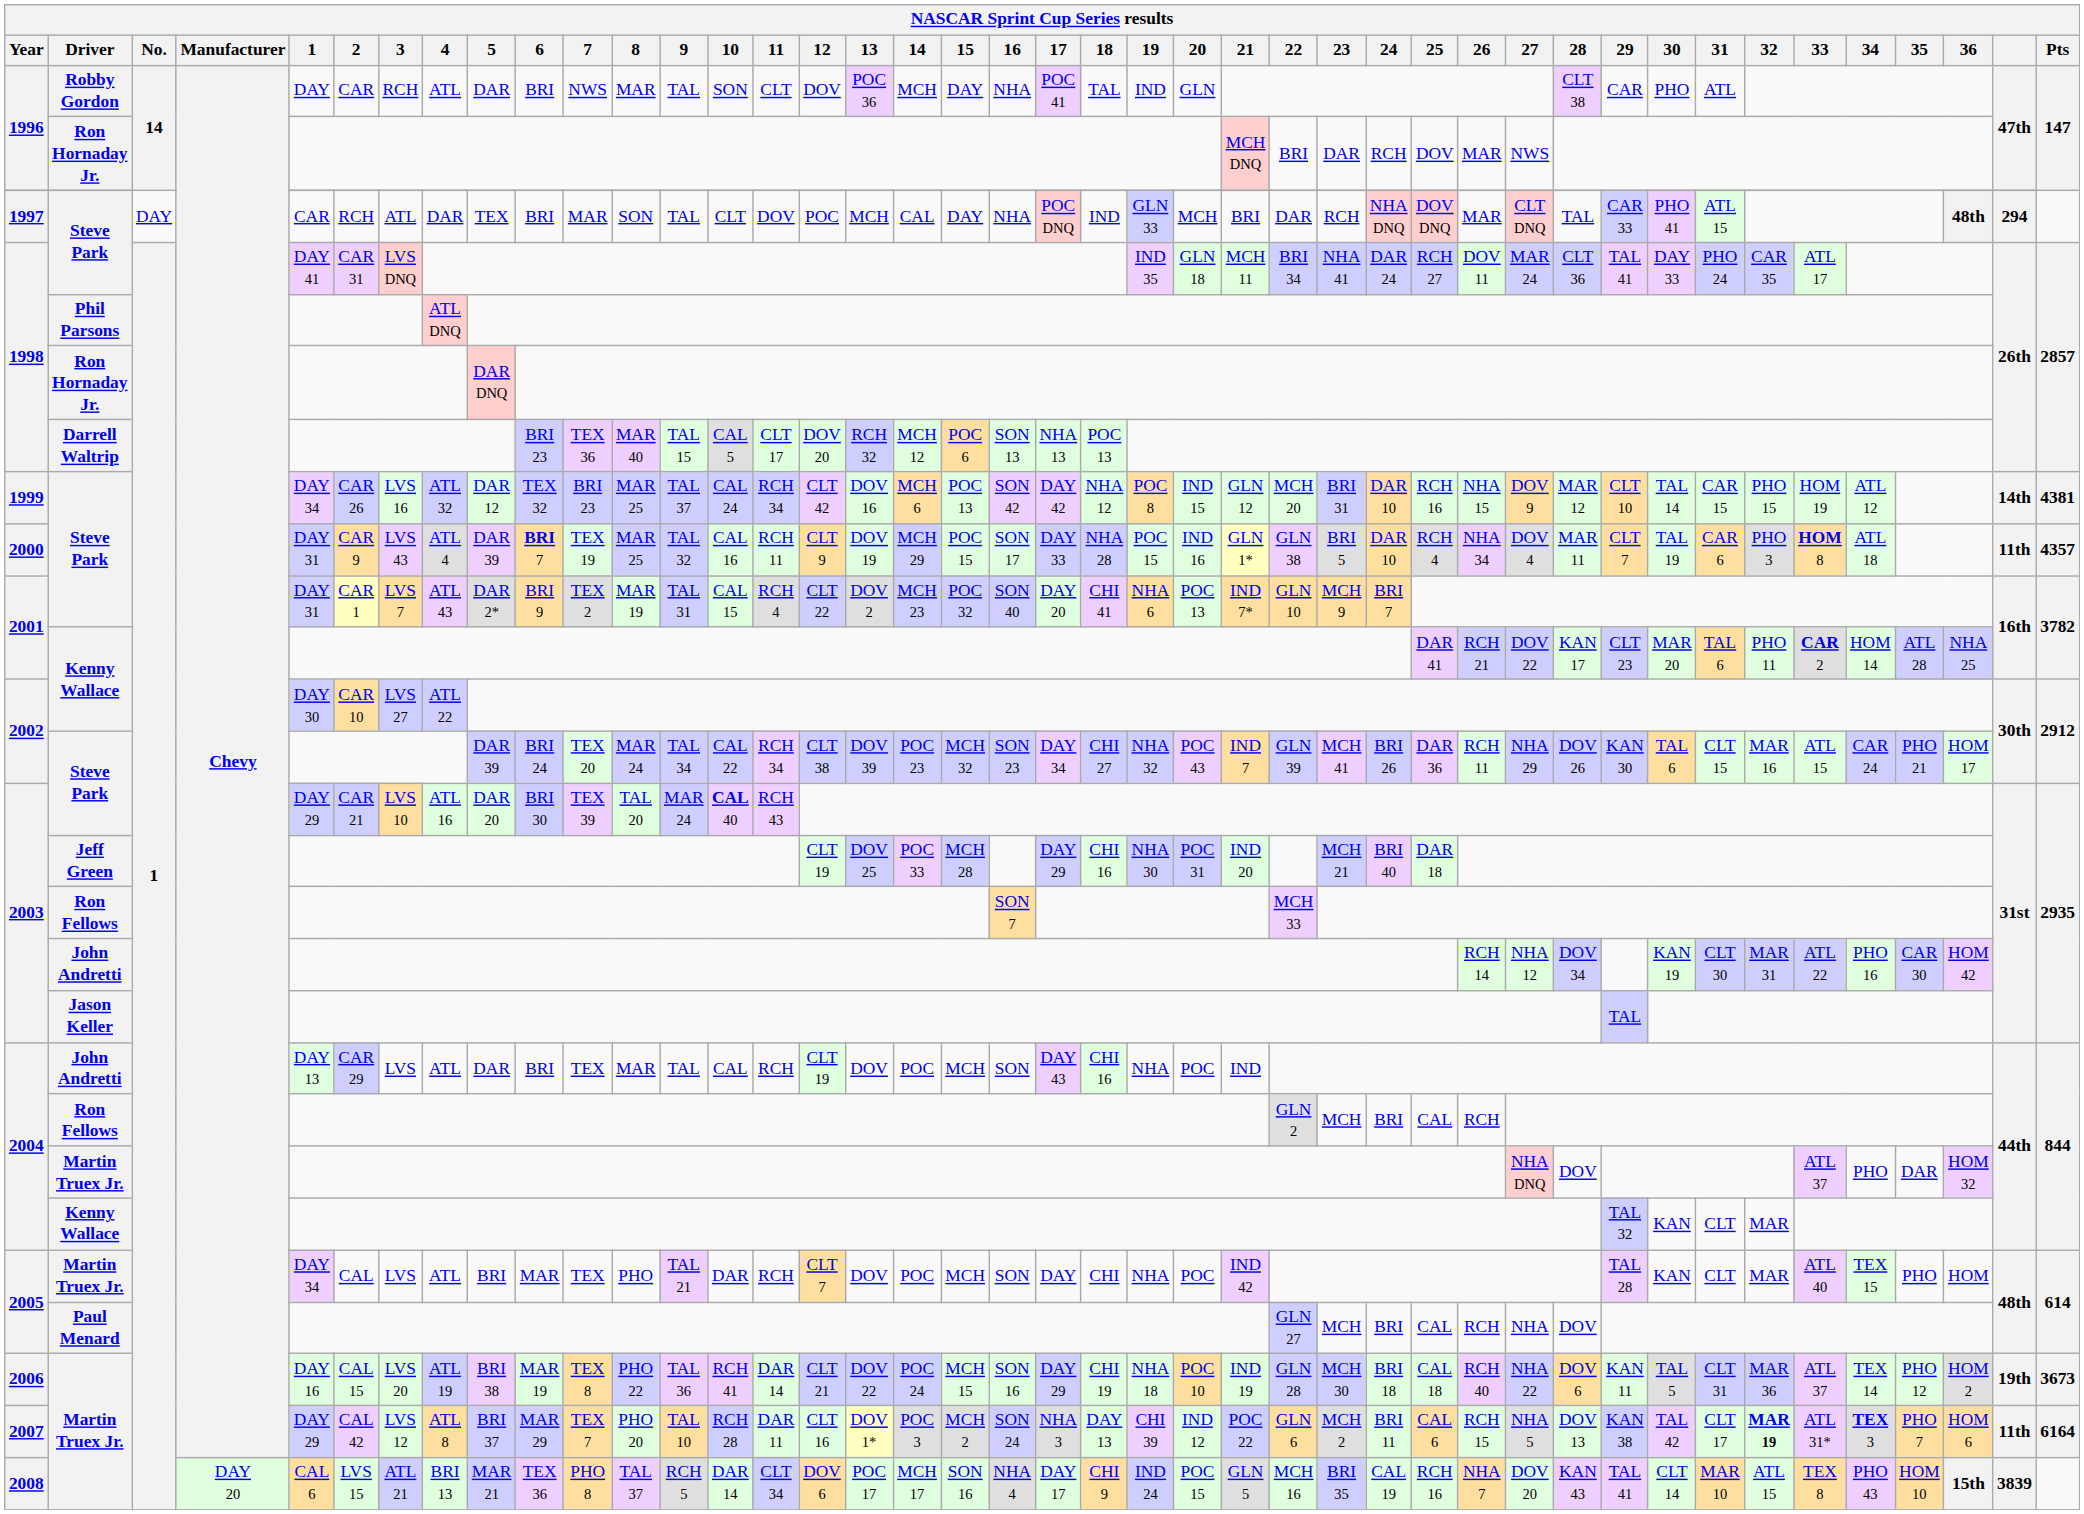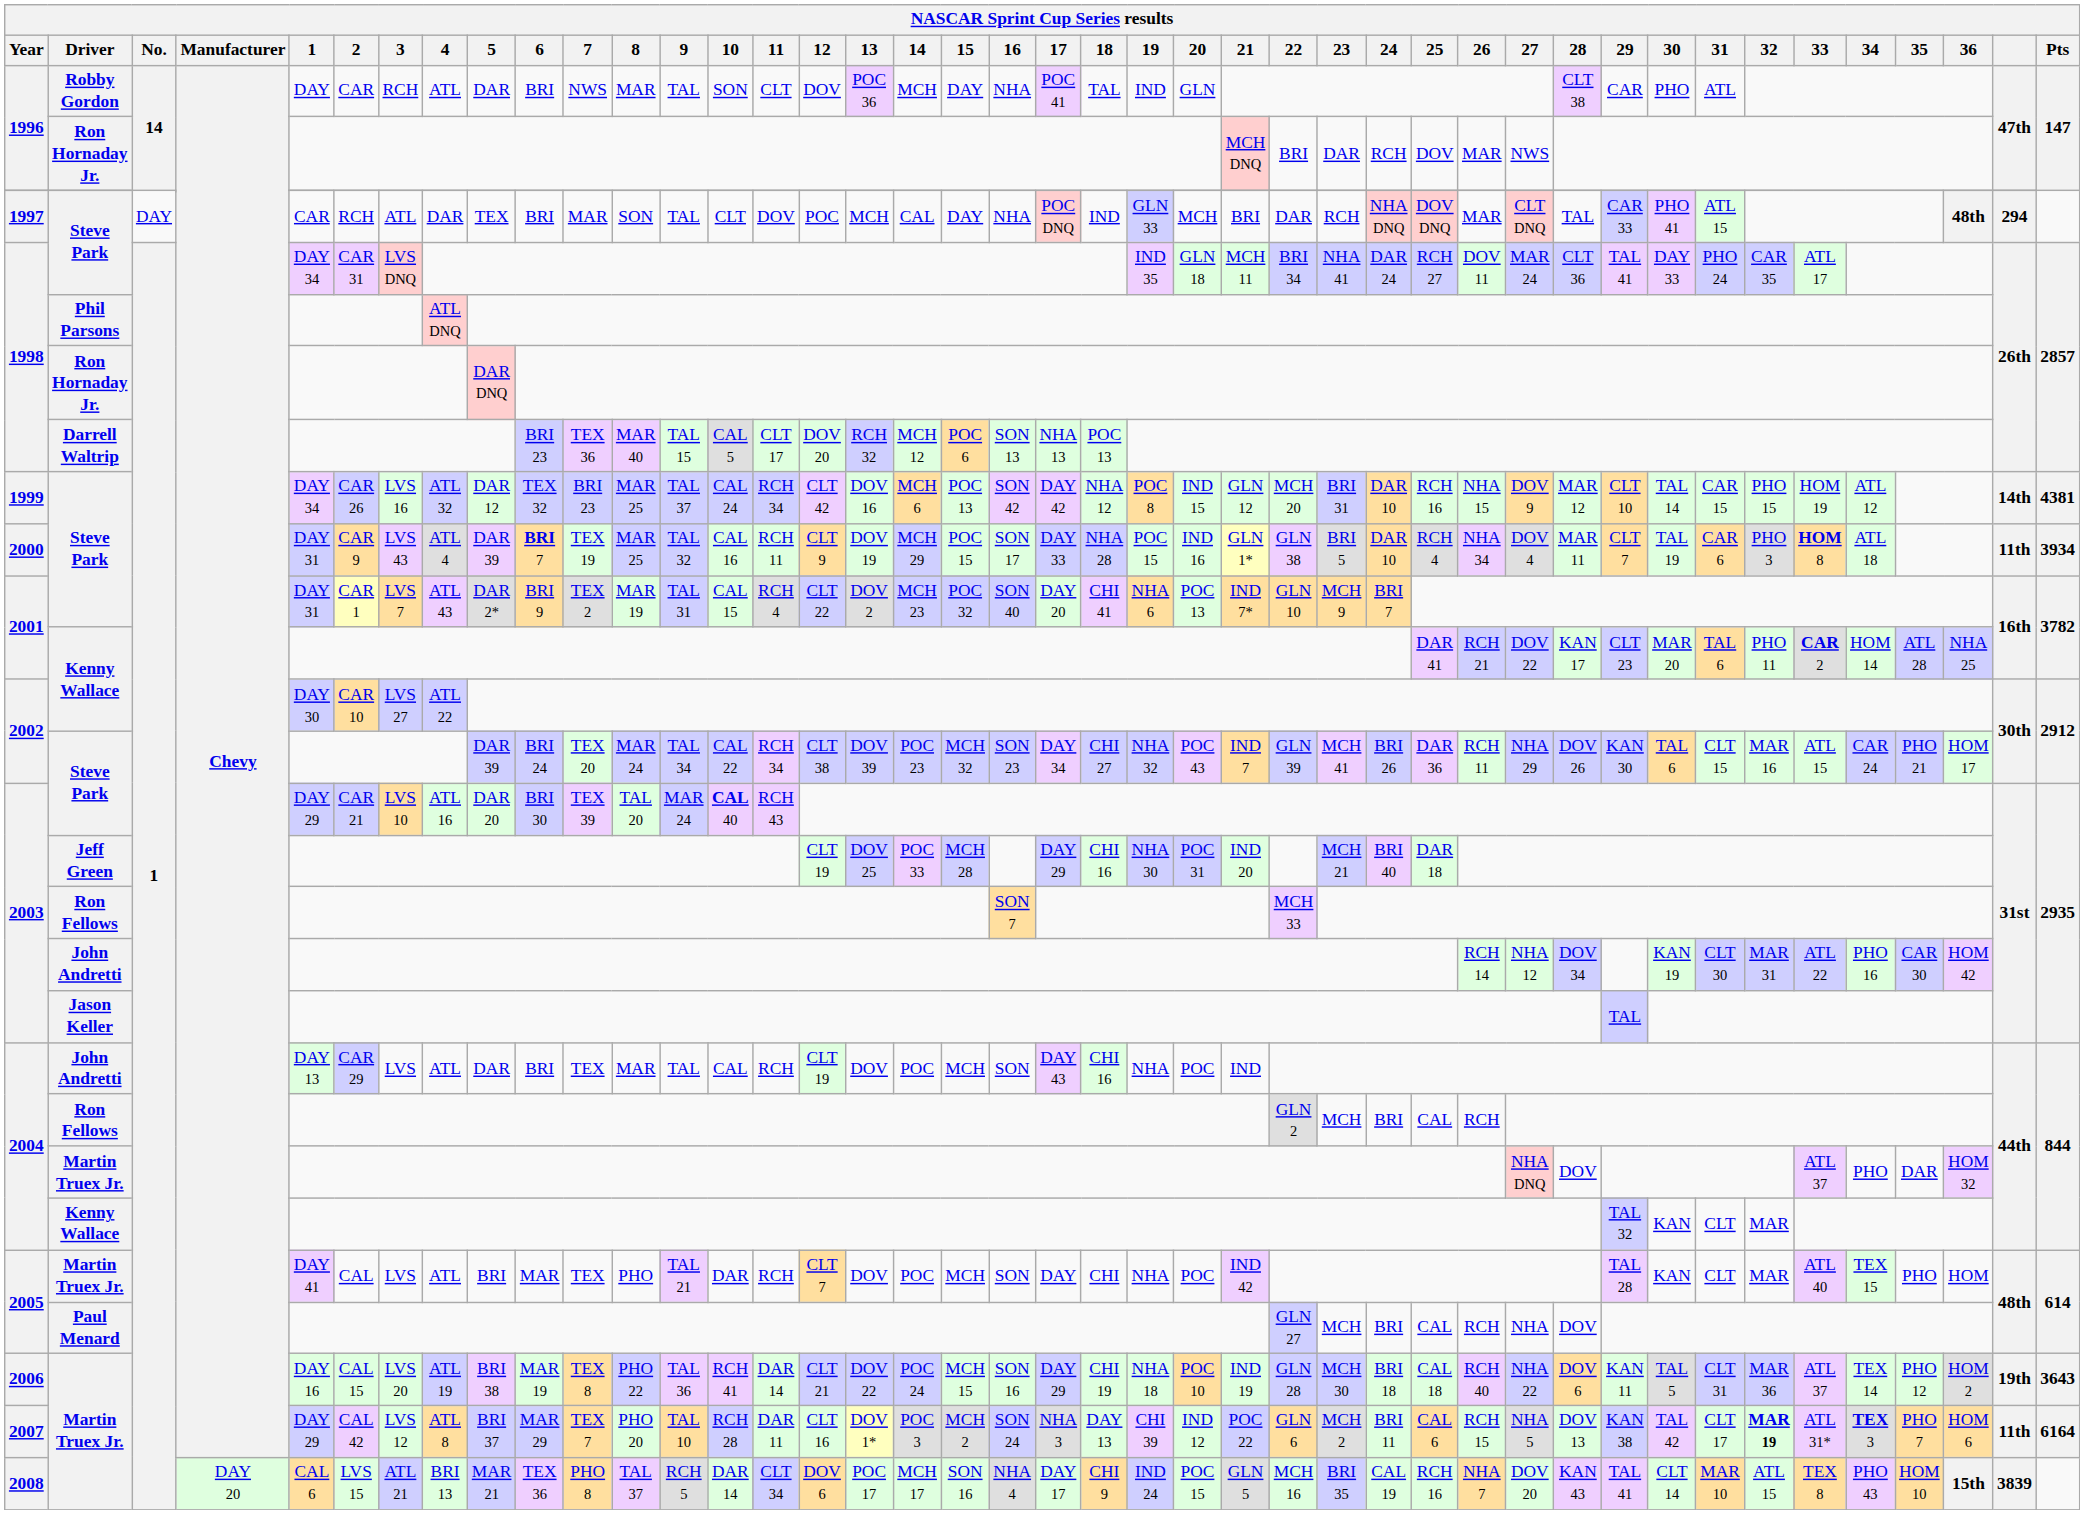(312, 267) DAY 41 -> (312, 267) DAY 34
(2058, 549) 4357 -> (2058, 549) 3934
(312, 1274) DAY 34 -> (312, 1274) DAY 41
(2058, 1379) 3673 -> (2058, 1379) 3643
